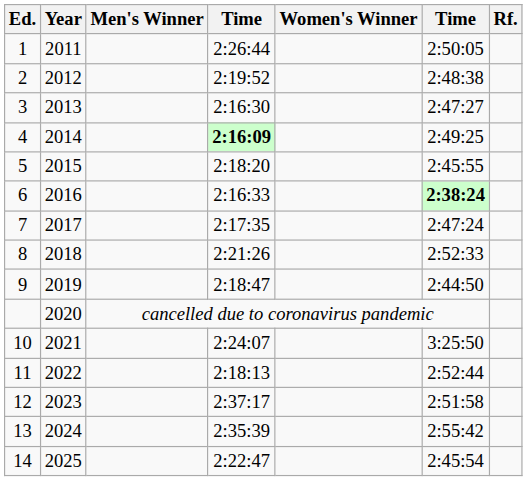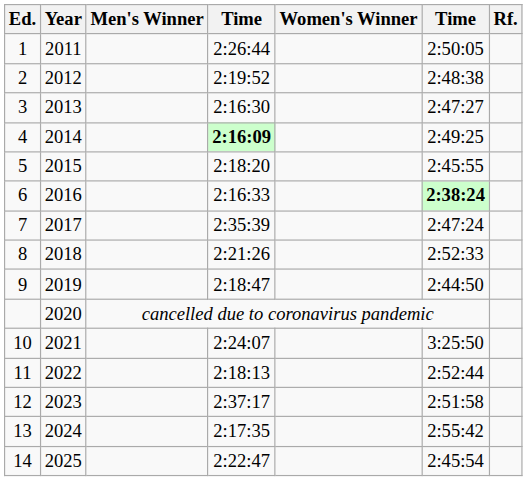(242, 225) 2:17:35 -> (242, 225) 2:35:39
(242, 431) 2:35:39 -> (242, 431) 2:17:35
